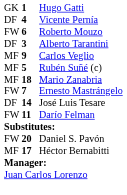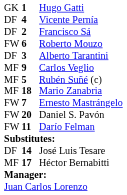+ row: (65, 31)
rows swapped: (72, 138) <-> (72, 103)
